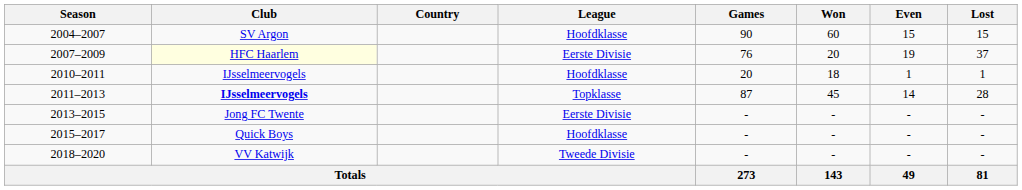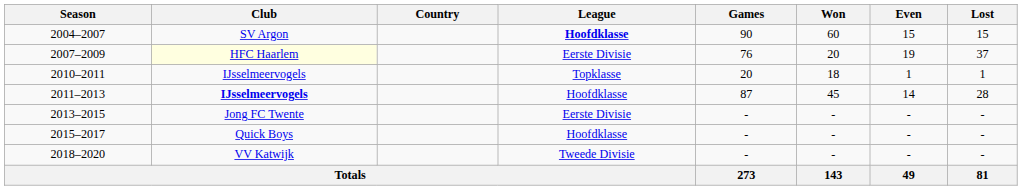(597, 34) normal -> (597, 34) bold
(597, 74) Hoofdklasse -> (597, 74) Topklasse
(597, 94) Topklasse -> (597, 94) Hoofdklasse
